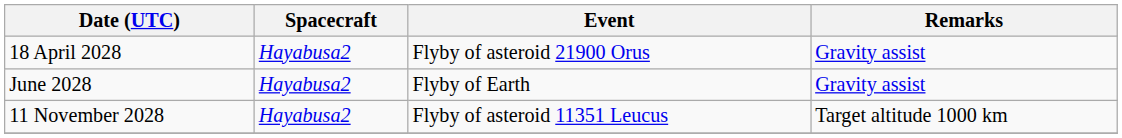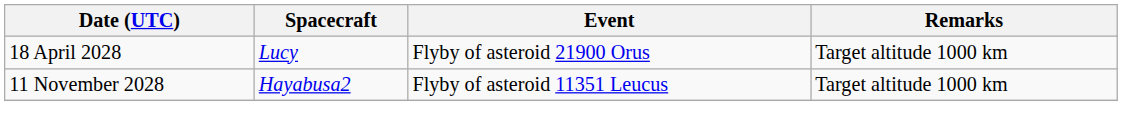(305, 52) Hayabusa2 -> (278, 52) Lucy
(870, 52) Gravity assist -> (911, 52) Target altitude 1000 km
- row: (50, 84)
